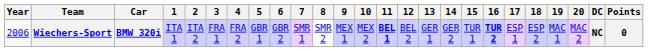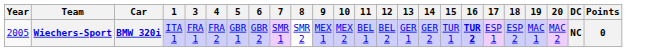- column: (195, 12)
(18, 33) 2006 -> (18, 33) 2005
(387, 33) bold -> (366, 33) normal
